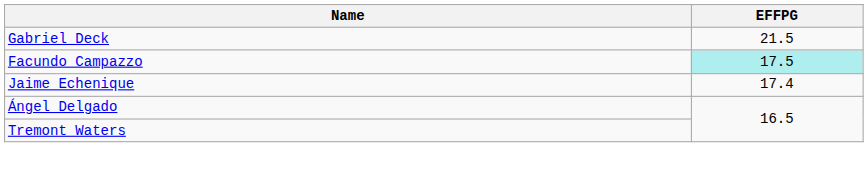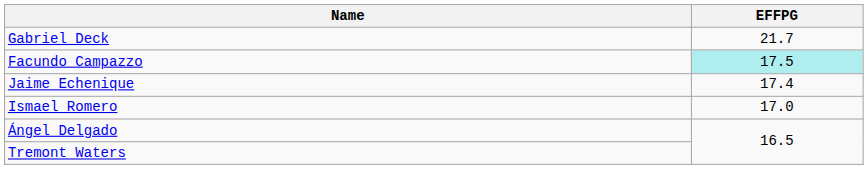(777, 39) 21.5 -> (777, 39) 21.7
+ row: (63, 108)
